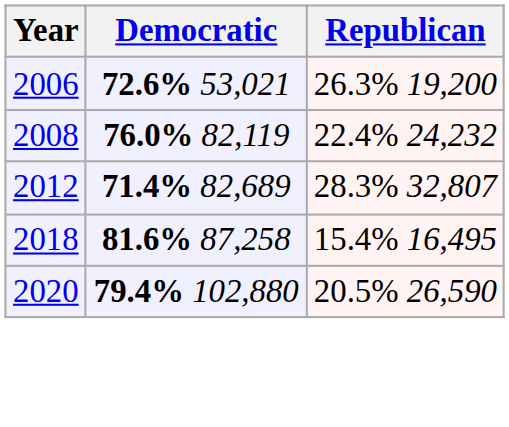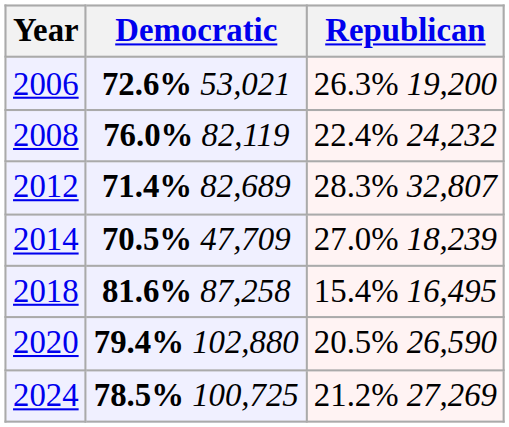+ row: (46, 239)
+ row: (46, 395)
